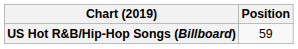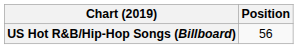(266, 33) 59 -> (266, 33) 56
